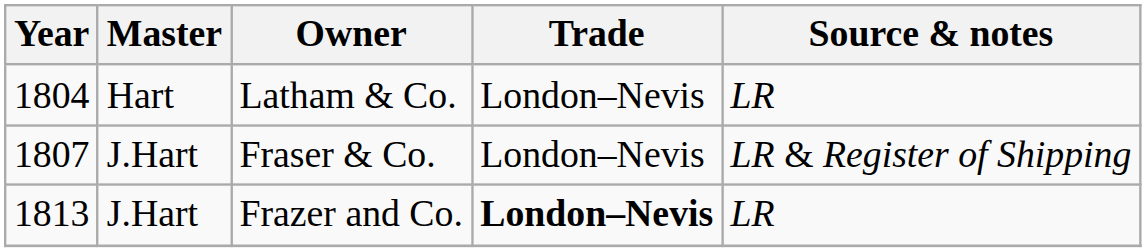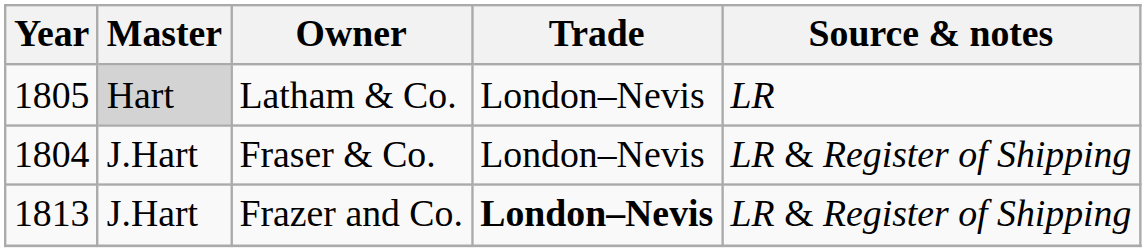(52, 94) 1804 -> (52, 94) 1805
(140, 94) no background -> (140, 94) lightgrey background
(52, 154) 1807 -> (52, 154) 1804
(753, 214) LR -> (931, 214) LR & Register of Shipping
